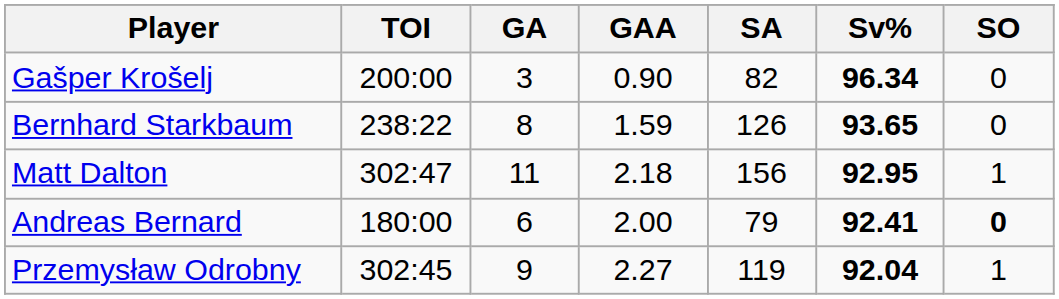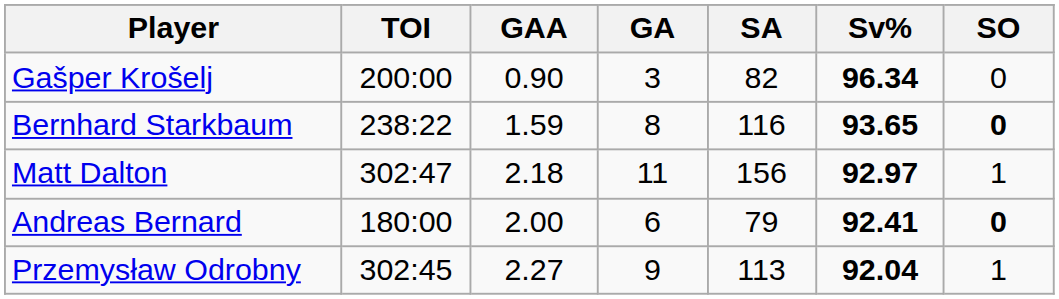columns swapped: (524, 28) <-> (643, 28)
(761, 125) 126 -> (761, 125) 116
(999, 125) normal -> (999, 125) bold
(880, 173) 92.95 -> (880, 173) 92.97
(761, 269) 119 -> (761, 269) 113
